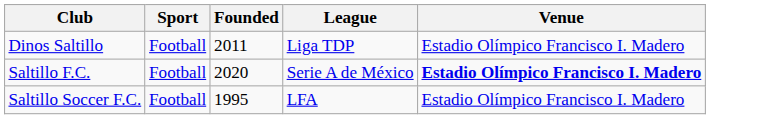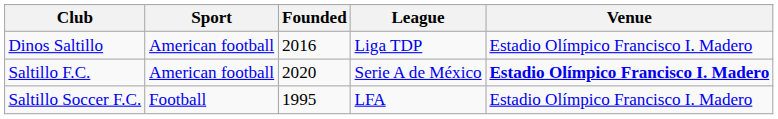(178, 45) Football -> (212, 45) American football
(231, 45) 2011 -> (299, 45) 2016
(178, 72) Football -> (212, 72) American football
